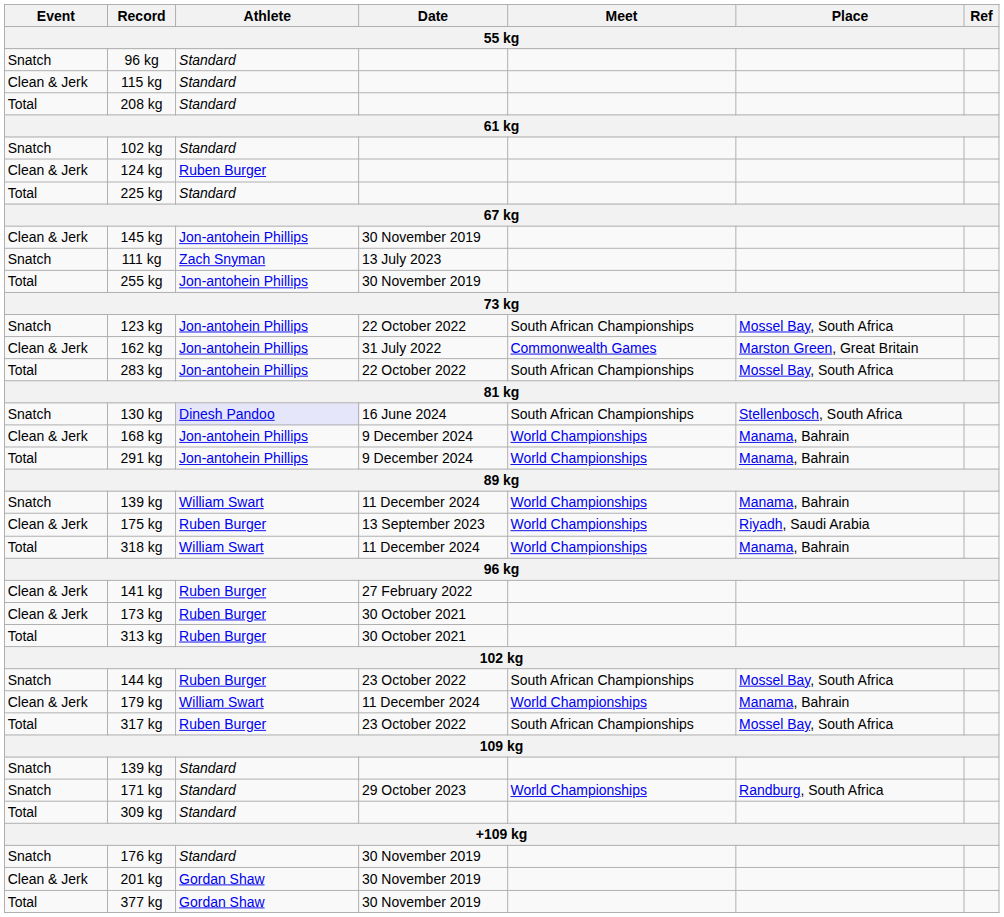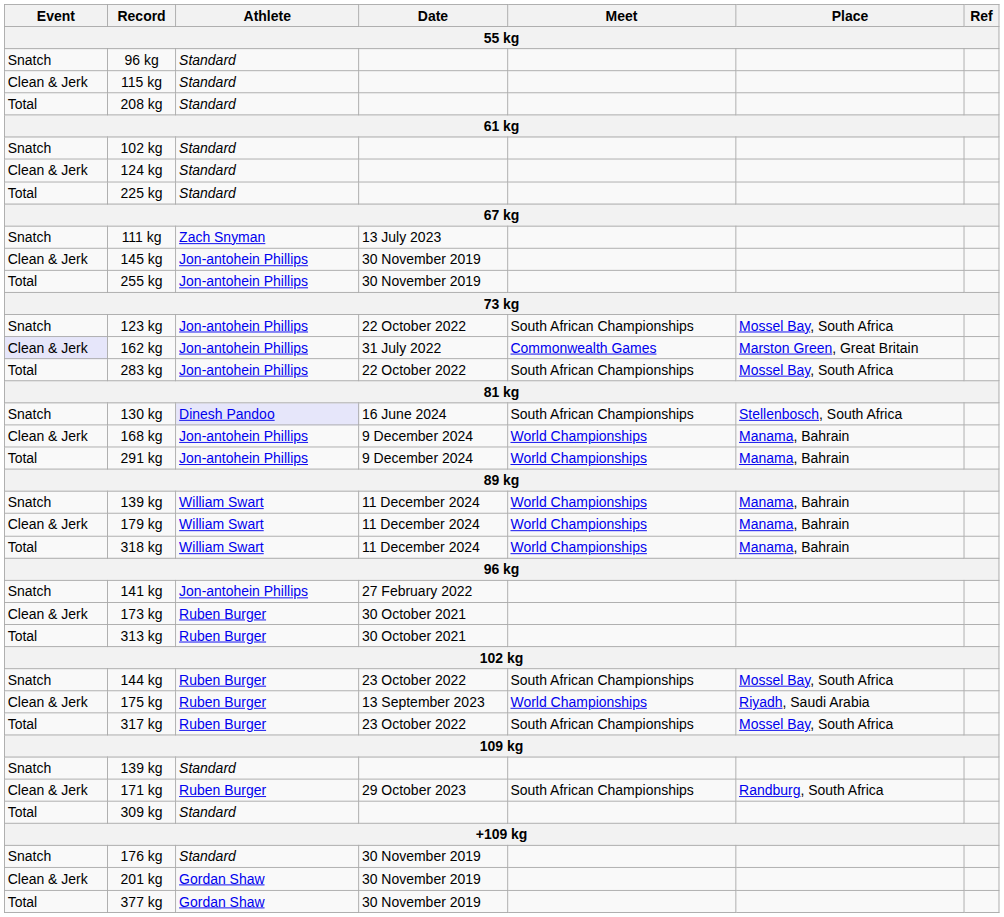(223, 171) Ruben Burger -> (207, 171) Standard
rows swapped: (142, 259) <-> (142, 237)
(48, 348) no background -> (48, 348) lavender background
rows swapped: (142, 702) <-> (142, 525)
(48, 591) Clean & Jerk -> (29, 591) Snatch
(223, 591) Ruben Burger -> (244, 591) Jon-antohein Phillips
(29, 791) Snatch -> (48, 791) Clean & Jerk
(207, 791) Standard -> (223, 791) Ruben Burger
(579, 791) World Championships -> (602, 791) South African Championships
